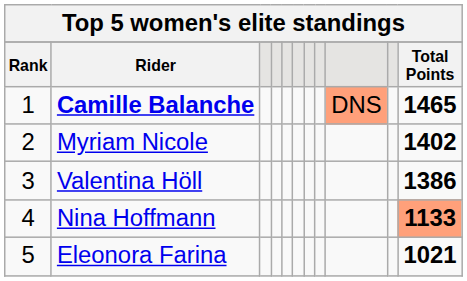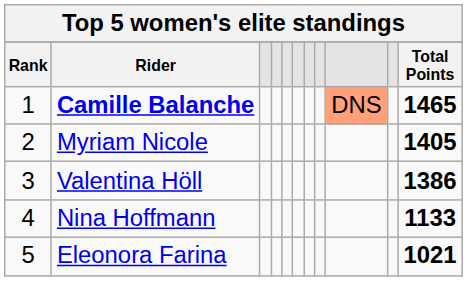(430, 142) 1402 -> (430, 142) 1405
(430, 218) lightsalmon background -> (430, 218) no background
